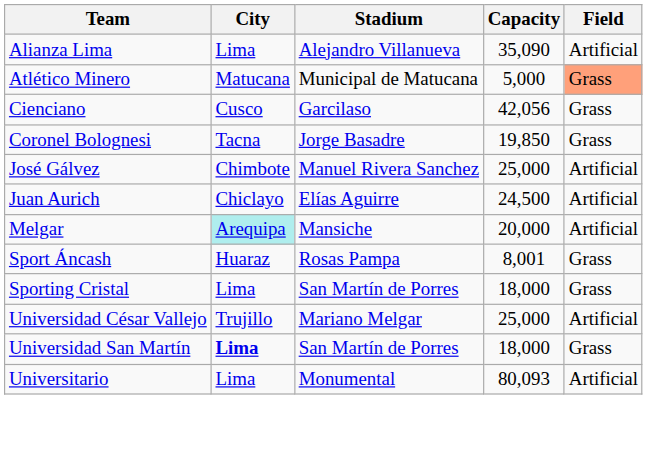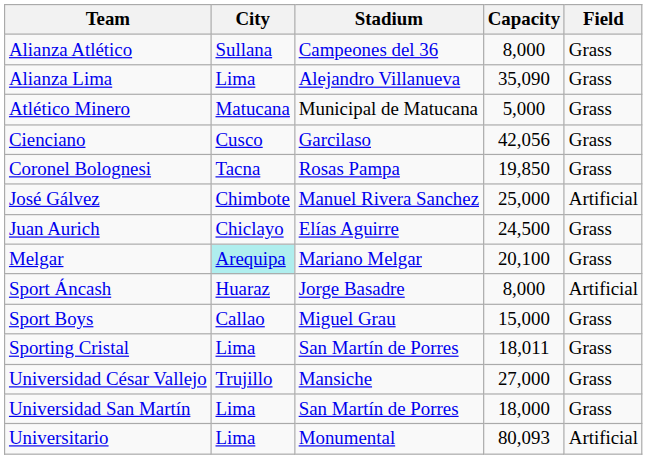+ row: (71, 49)
(603, 49) Artificial -> (590, 79) Grass
(590, 79) lightsalmon background -> (590, 109) no background
(352, 139) Jorge Basadre -> (349, 169) Rosas Pampa
(603, 199) Artificial -> (590, 229) Grass
(335, 229) Mansiche -> (360, 259) Mariano Melgar
(524, 229) 20,000 -> (524, 259) 20,100
(603, 229) Artificial -> (590, 259) Grass
(349, 259) Rosas Pampa -> (352, 288) Jorge Basadre
(524, 259) 8,001 -> (524, 288) 8,000
(590, 259) Grass -> (603, 288) Artificial
+ row: (51, 318)
(524, 288) 18,000 -> (524, 348) 18,011
(360, 318) Mariano Melgar -> (335, 378) Mansiche
(524, 318) 25,000 -> (524, 378) 27,000
(603, 318) Artificial -> (590, 378) Grass
(237, 348) bold -> (235, 408) normal
